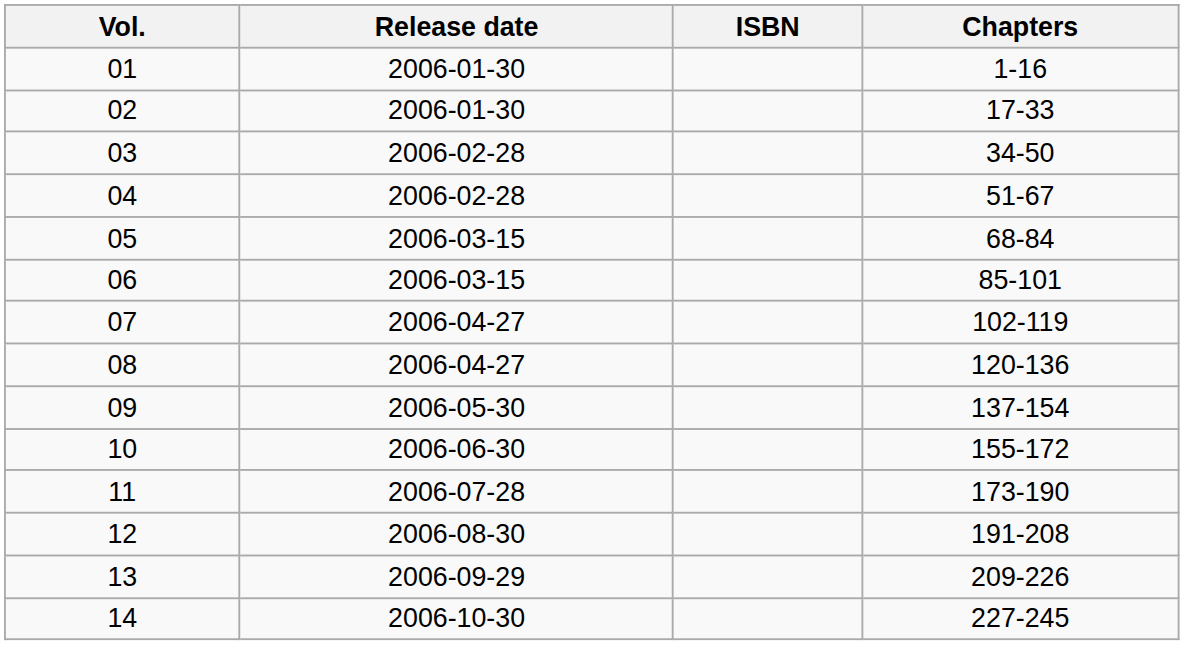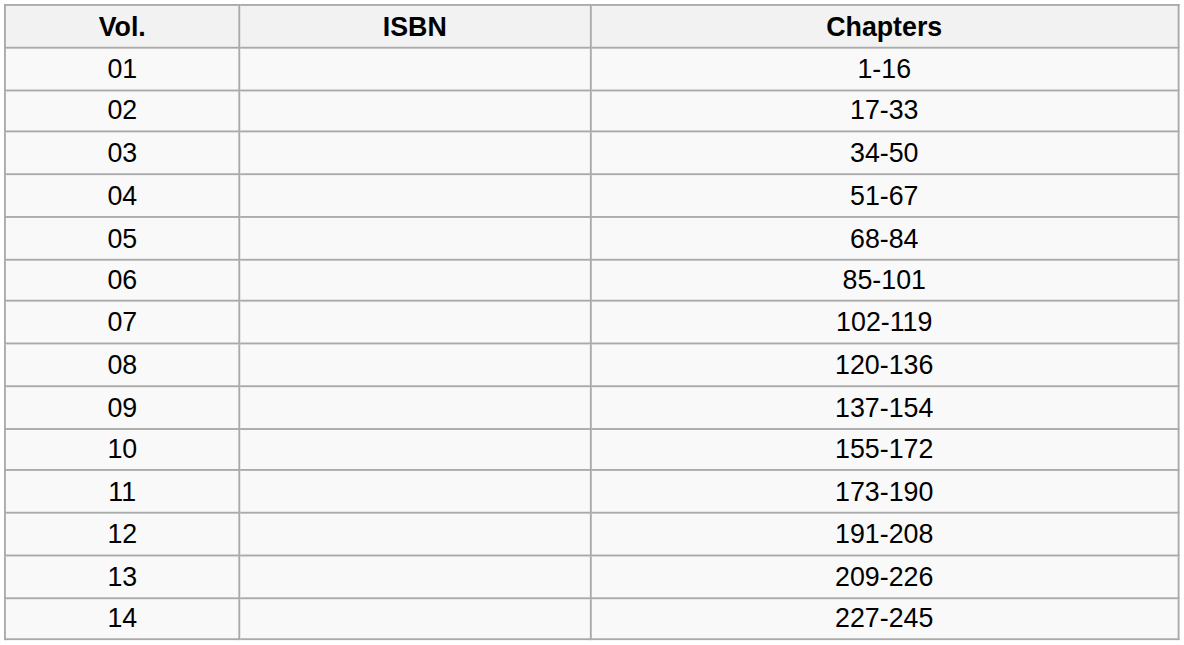- column: (457, 26)
